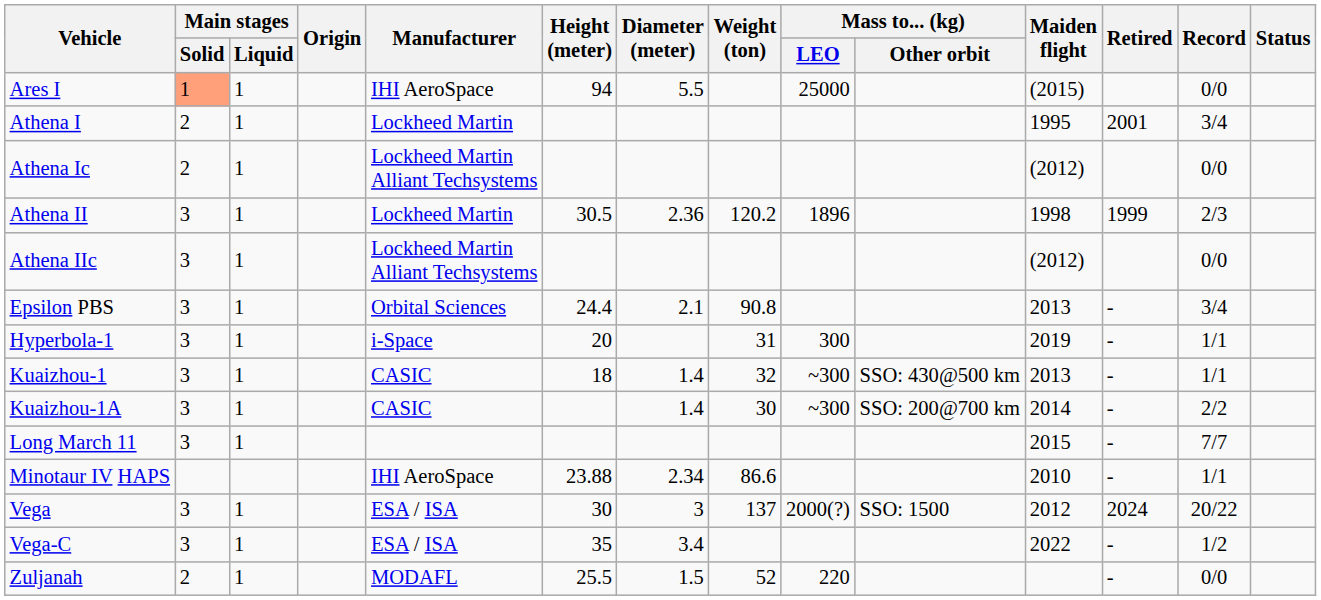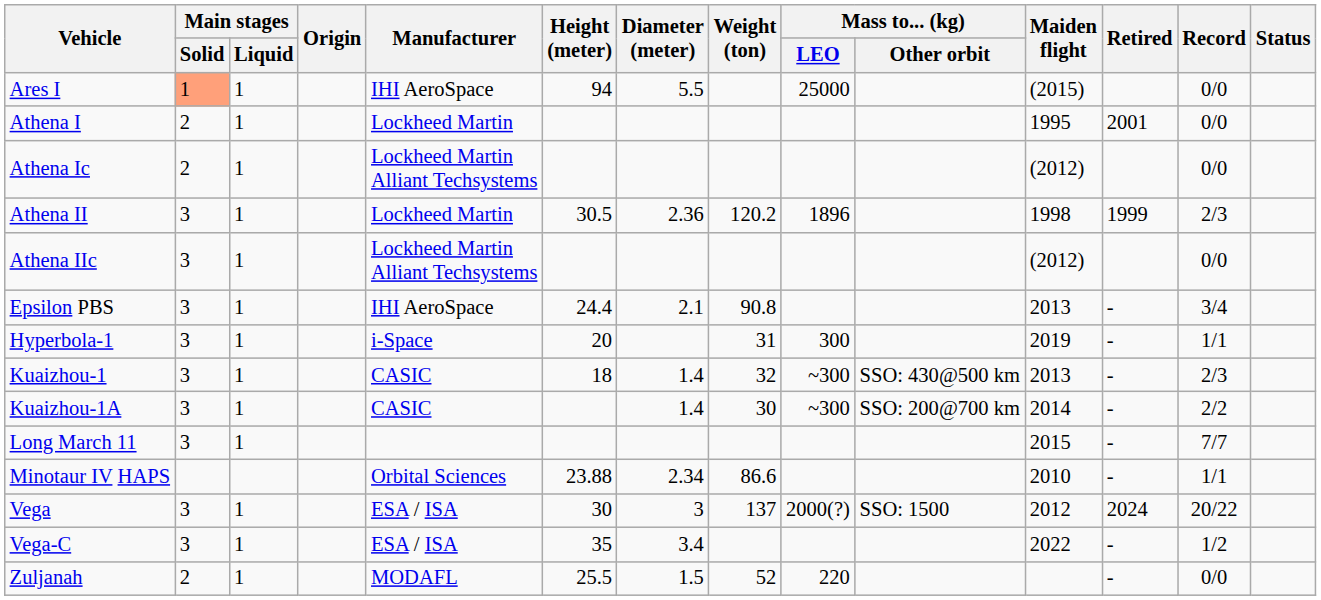(1214, 122) 3/4 -> (1214, 122) 0/0
(439, 306) Orbital Sciences -> (432, 306) IHI AeroSpace
(1214, 374) 1/1 -> (1214, 374) 2/3
(432, 475) IHI AeroSpace -> (439, 475) Orbital Sciences
